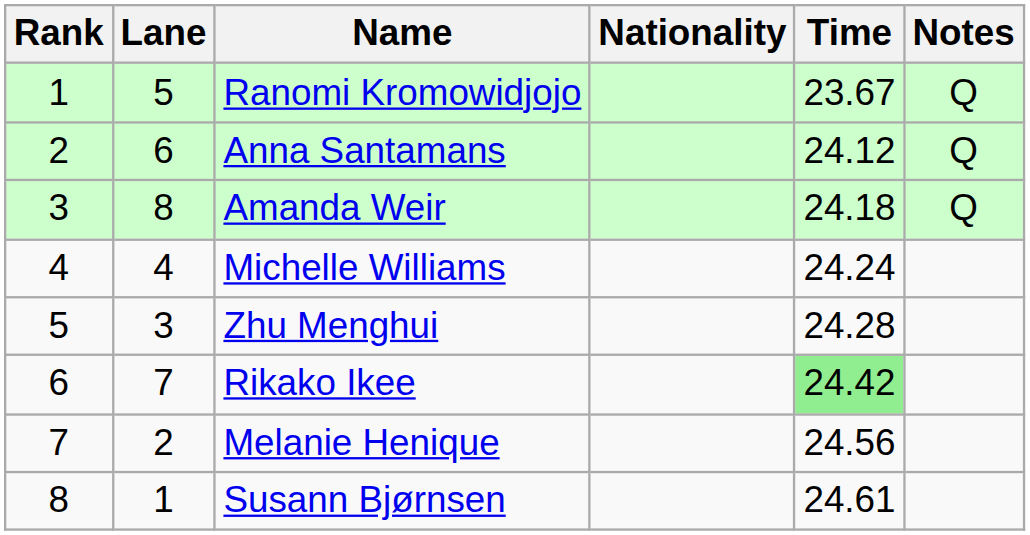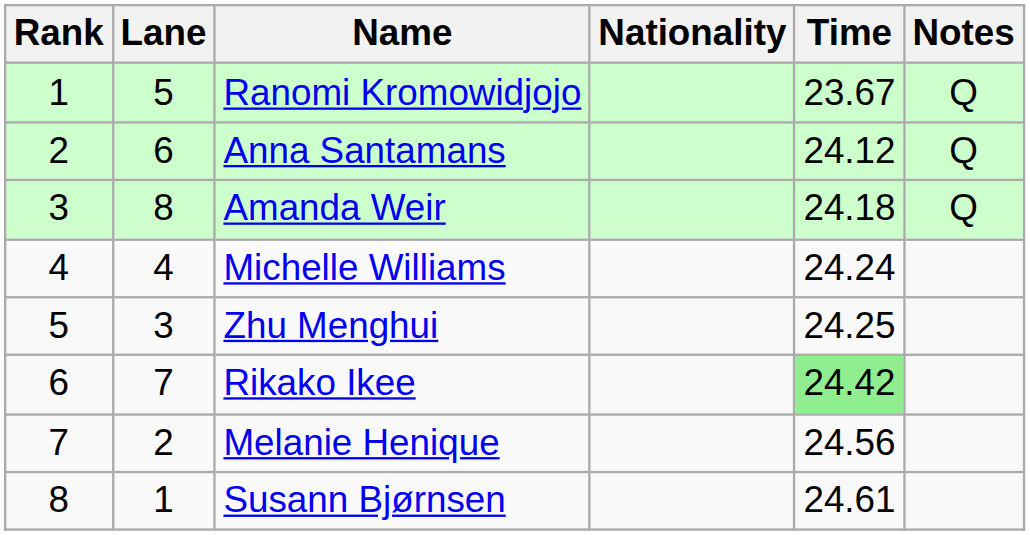(849, 325) 24.28 -> (849, 325) 24.25
